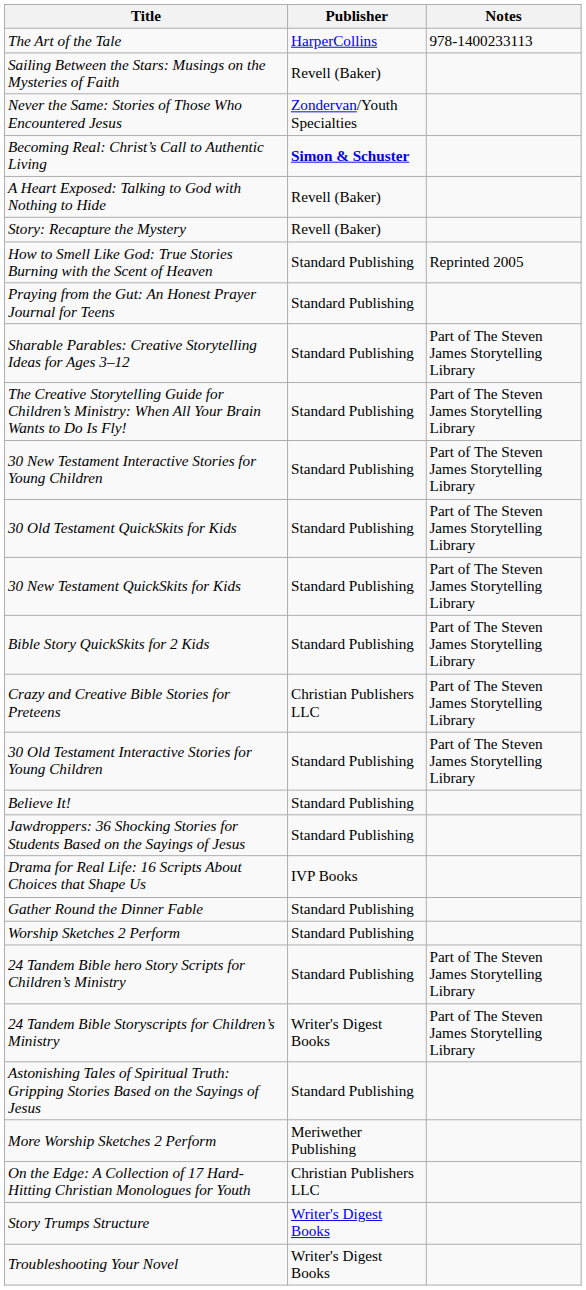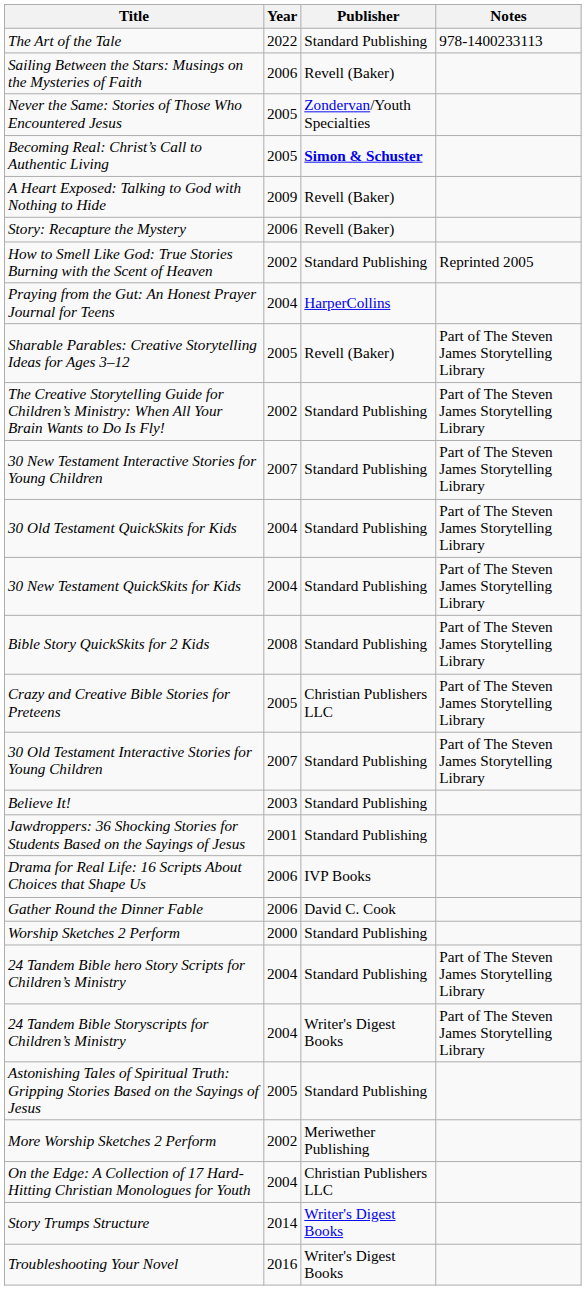+ column: (282, 16)
(334, 40) HarperCollins -> (366, 40) Standard Publishing
(352, 303) Standard Publishing -> (347, 303) HarperCollins
(352, 353) Standard Publishing -> (349, 353) Revell (Baker)
(352, 909) Standard Publishing -> (350, 909) David C. Cook
